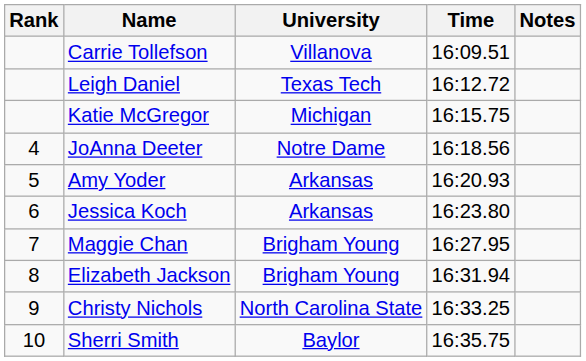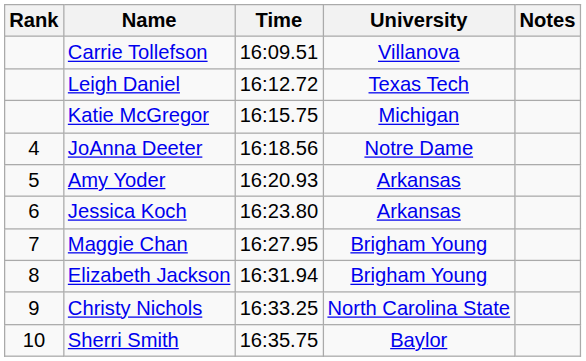columns swapped: (331, 20) <-> (471, 20)
